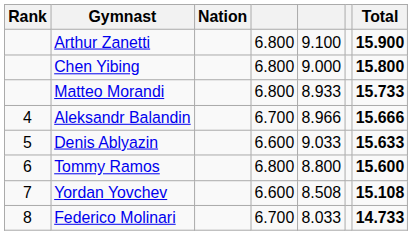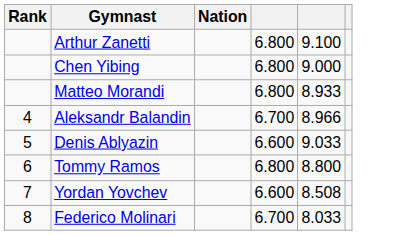- column: (380, 17)
